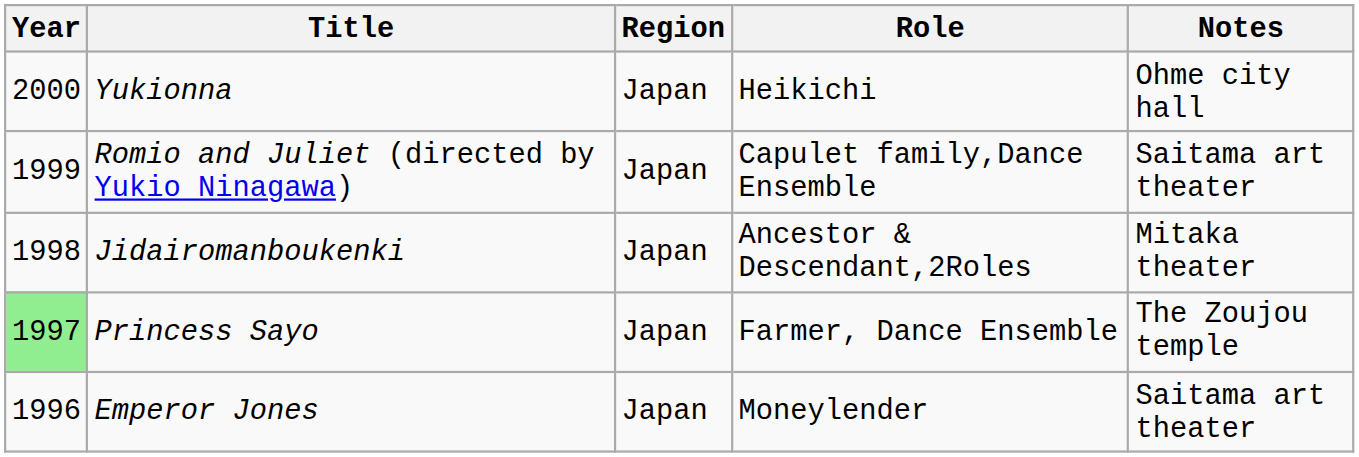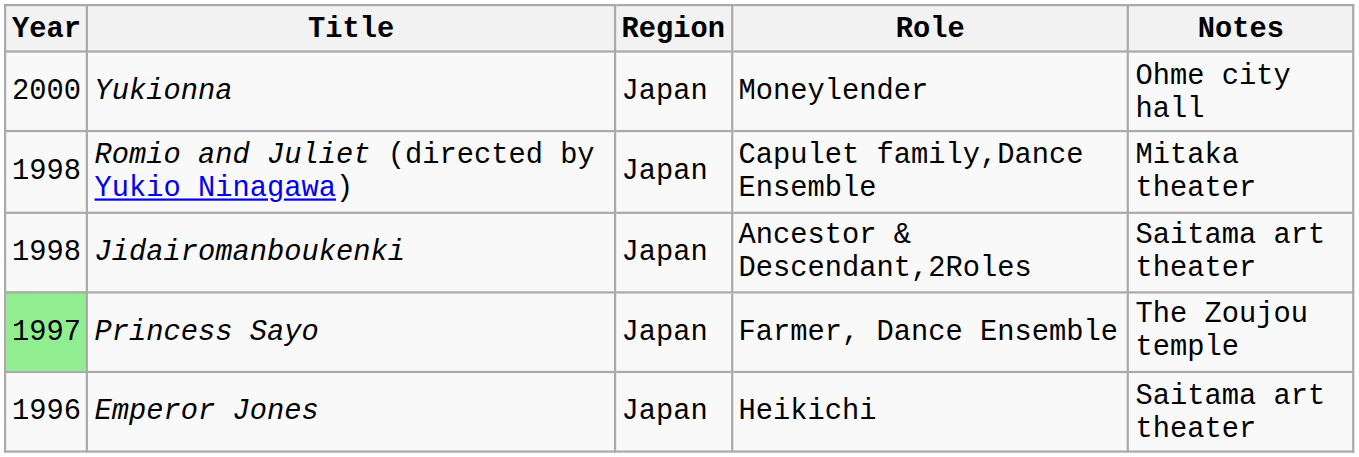(808, 92) Heikichi -> (833, 92) Moneylender
(46, 172) 1999 -> (46, 172) 1998
(1230, 172) Saitama art theater -> (1196, 172) Mitaka theater
(1196, 252) Mitaka theater -> (1230, 252) Saitama art theater
(833, 412) Moneylender -> (808, 412) Heikichi
